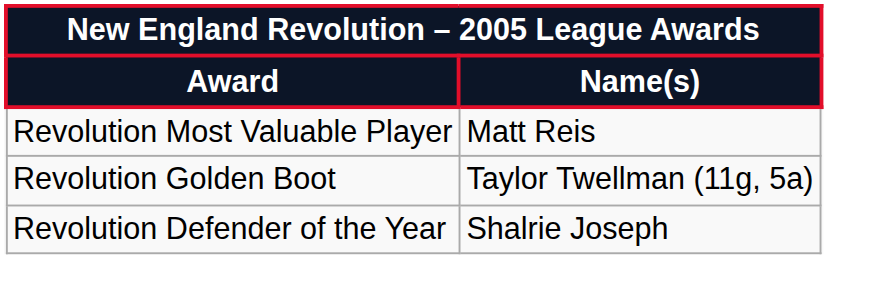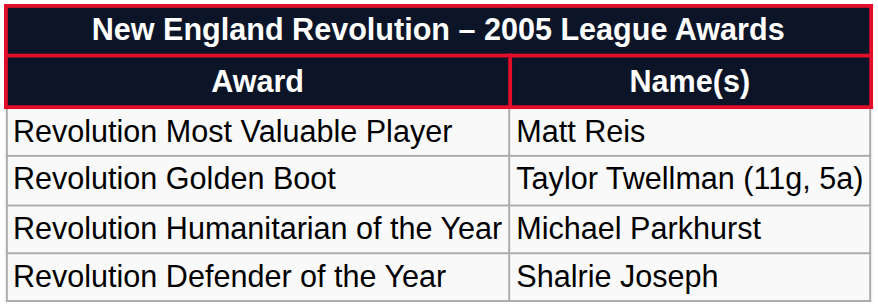+ row: (258, 228)
